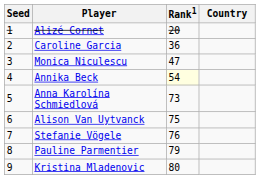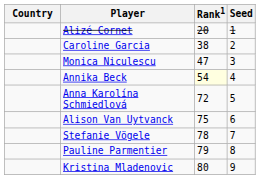columns swapped: (227, 13) <-> (18, 13)
(174, 46) 36 -> (203, 46) 38
(174, 99) 73 -> (203, 99) 72
(174, 136) 76 -> (203, 136) 78
